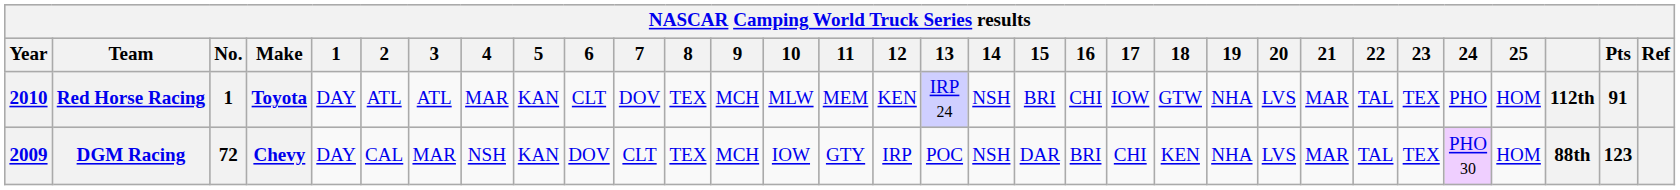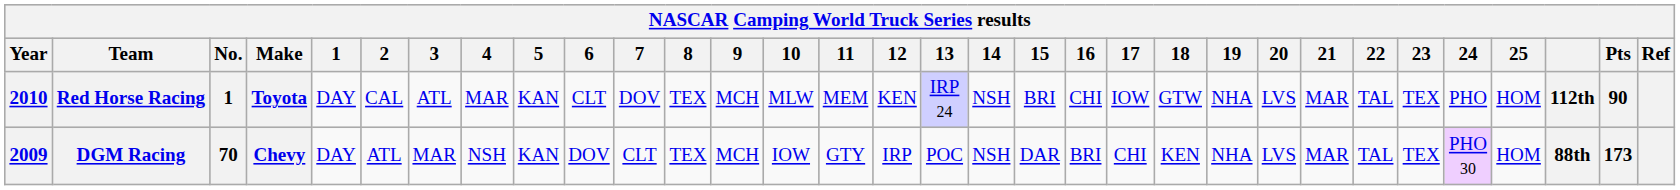(384, 99) ATL -> (384, 99) CAL
(1618, 99) 91 -> (1618, 99) 90
(228, 155) 72 -> (228, 155) 70
(384, 155) CAL -> (384, 155) ATL
(1618, 155) 123 -> (1618, 155) 173
